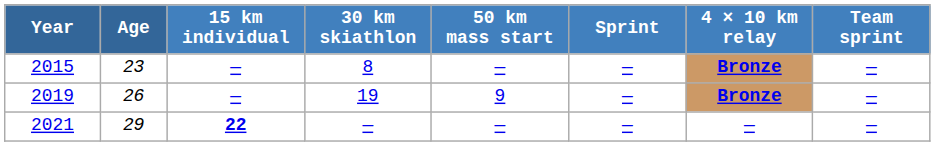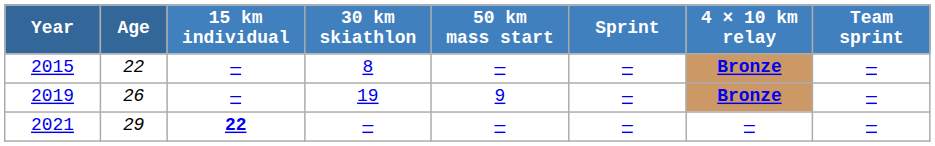(134, 69) 23 -> (134, 69) 22
